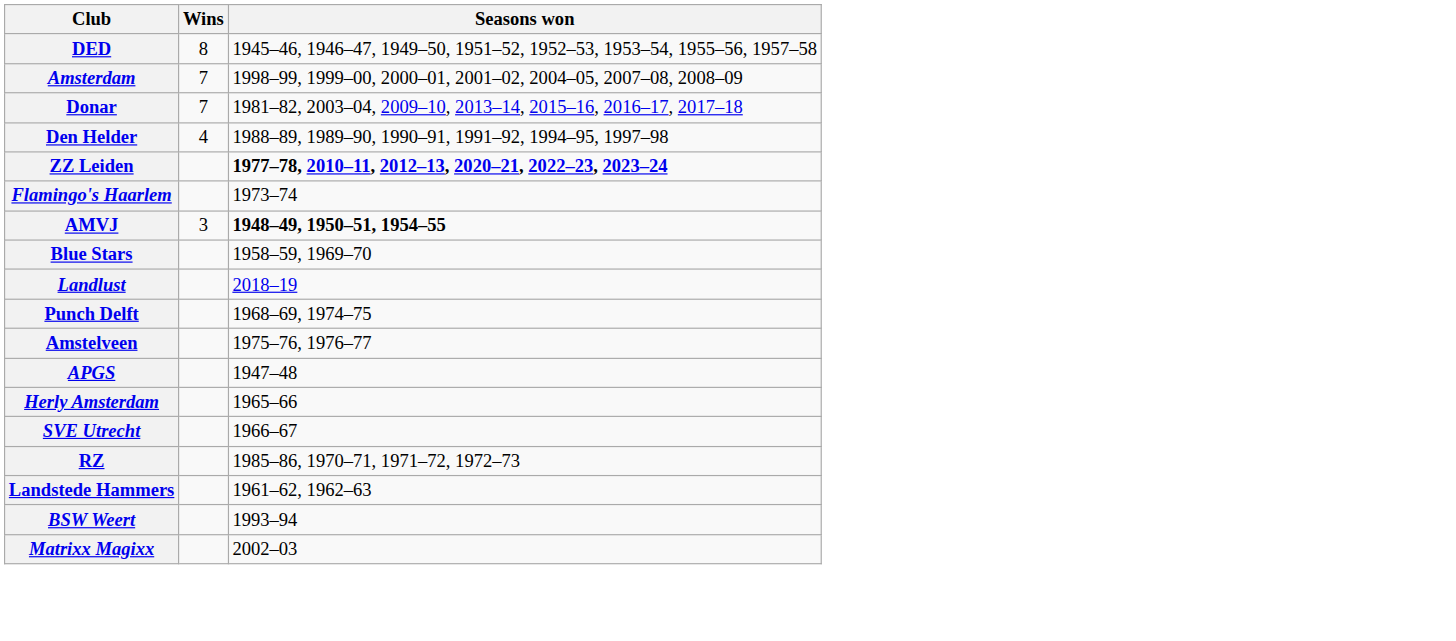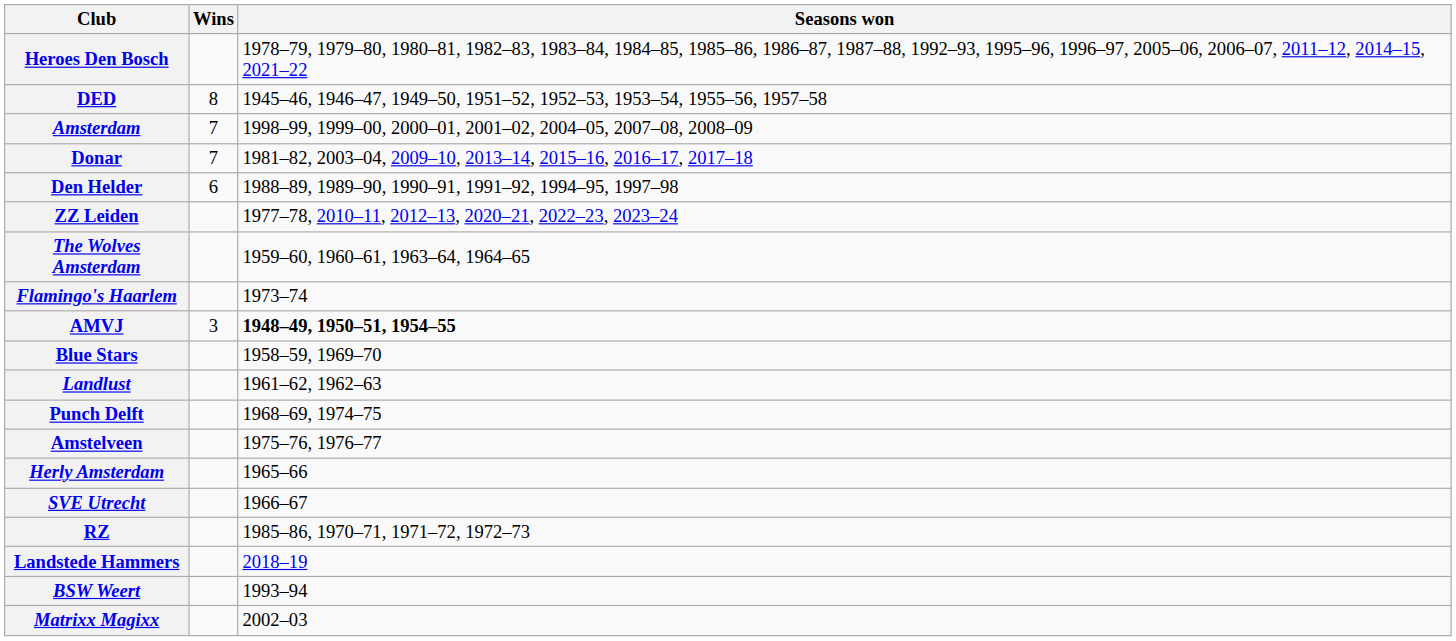+ row: (97, 59)
(203, 136) 4 -> (213, 187) 6
(450, 166) bold -> (460, 216) normal
+ row: (97, 256)
(265, 284) 2018–19 -> (312, 384) 1961–62, 1962–63
- row: (92, 372)
(302, 490) 1961–62, 1962–63 -> (275, 561) 2018–19
